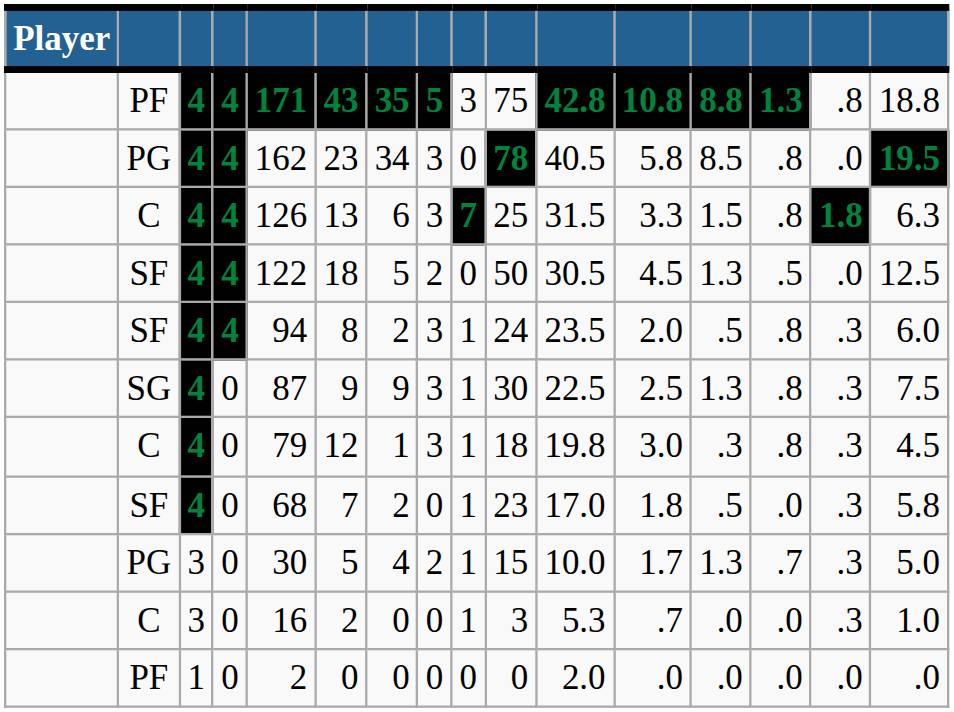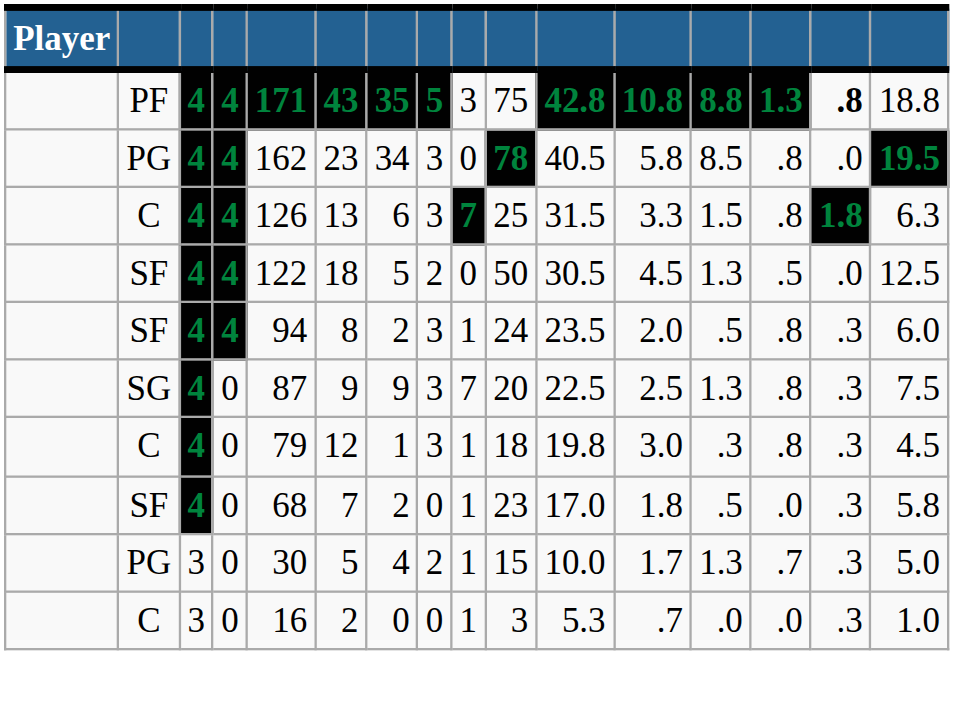(850, 100) normal -> (850, 100) bold
(468, 388) 1 -> (468, 388) 7
(511, 388) 30 -> (511, 388) 20
- row: (149, 676)
